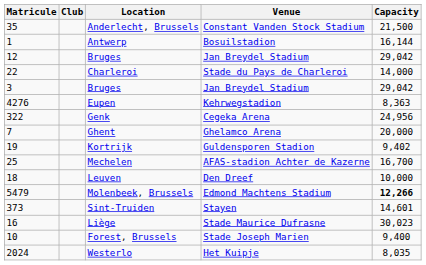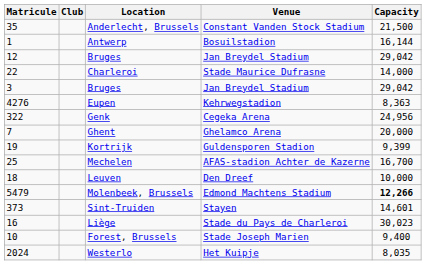(275, 72) Stade du Pays de Charleroi -> (264, 72) Stade Maurice Dufrasne
(396, 147) 9,402 -> (396, 147) 9,399
(264, 222) Stade Maurice Dufrasne -> (275, 222) Stade du Pays de Charleroi
